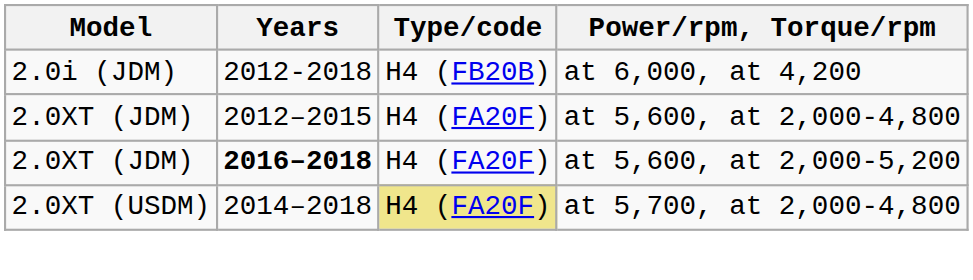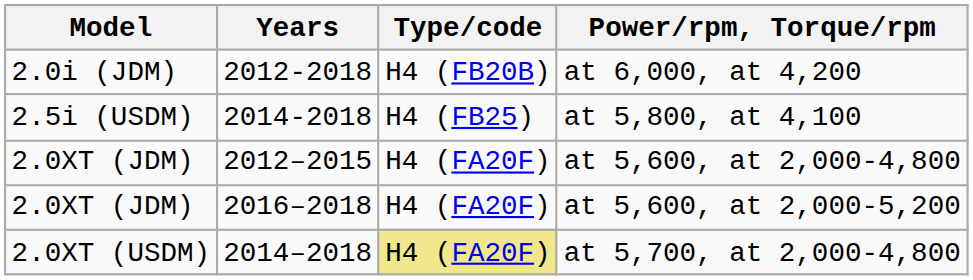+ row: (713, 117)
(298, 162) bold -> (298, 207) normal
